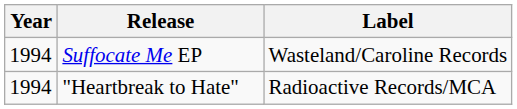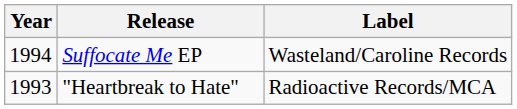(30, 87) 1994 -> (30, 87) 1993
